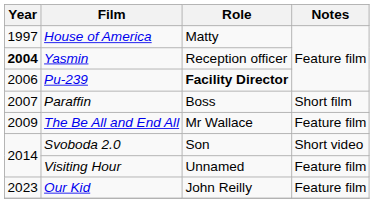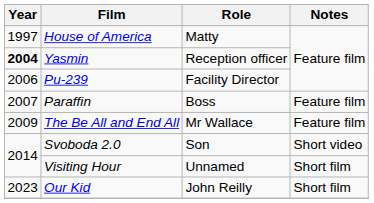(237, 79) bold -> (232, 79) normal
(323, 101) Short film -> (329, 101) Feature film
(330, 166) Feature film -> (322, 166) Short film
(330, 187) Feature film -> (322, 187) Short film
